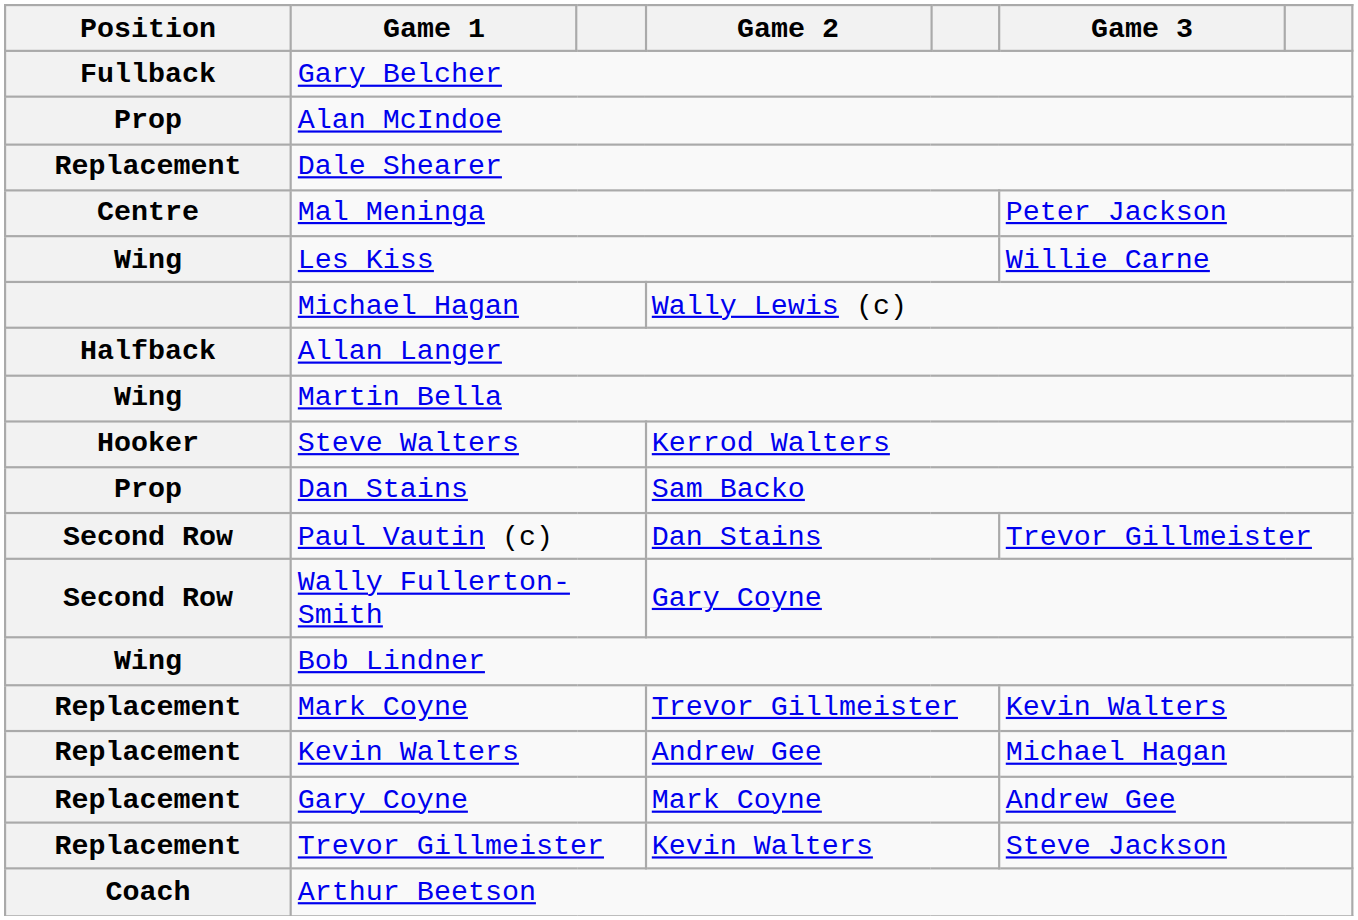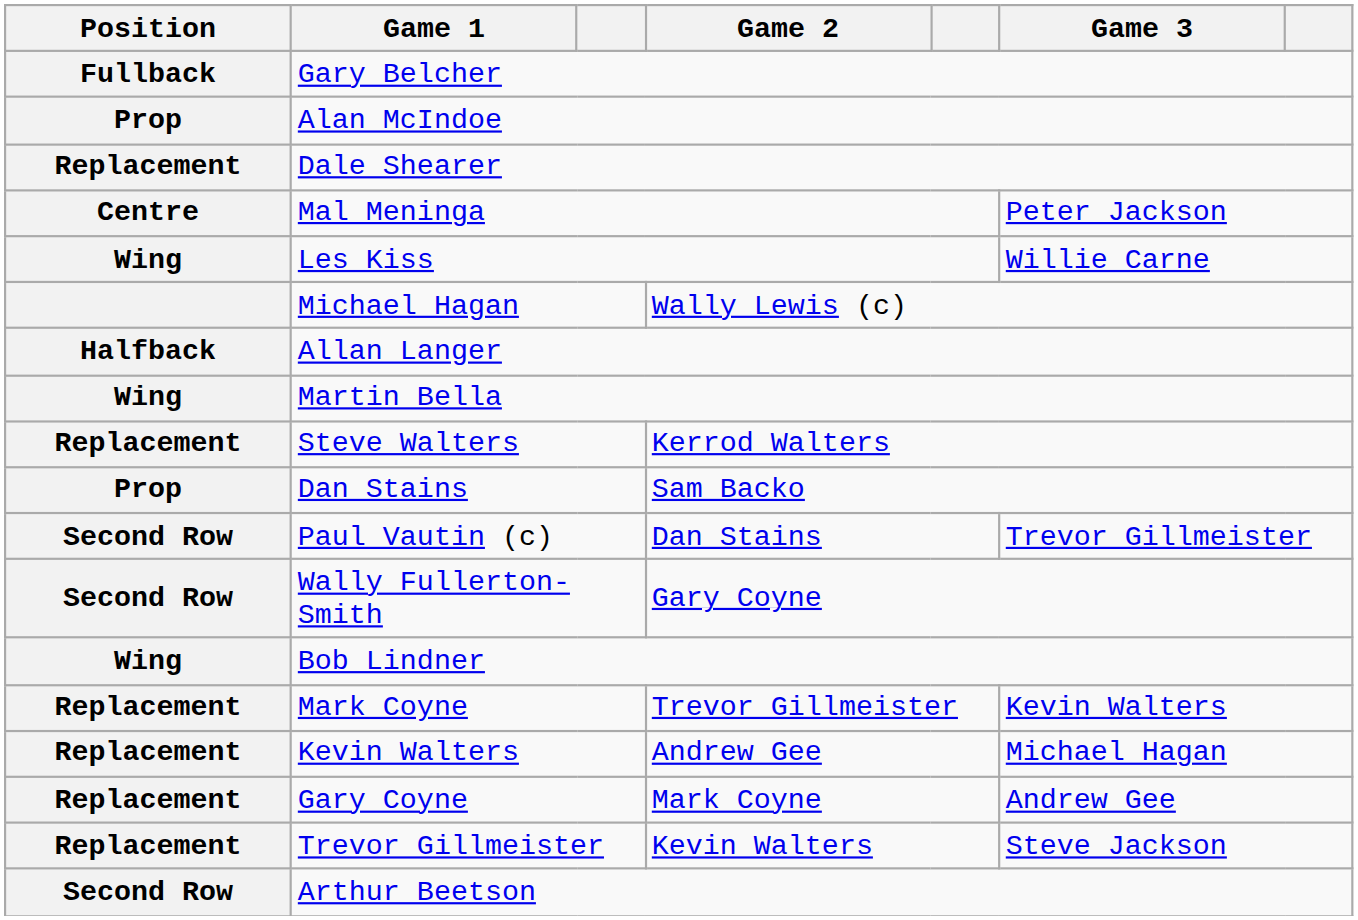(148, 444) Hooker -> (148, 444) Replacement
(148, 892) Coach -> (148, 892) Second Row
